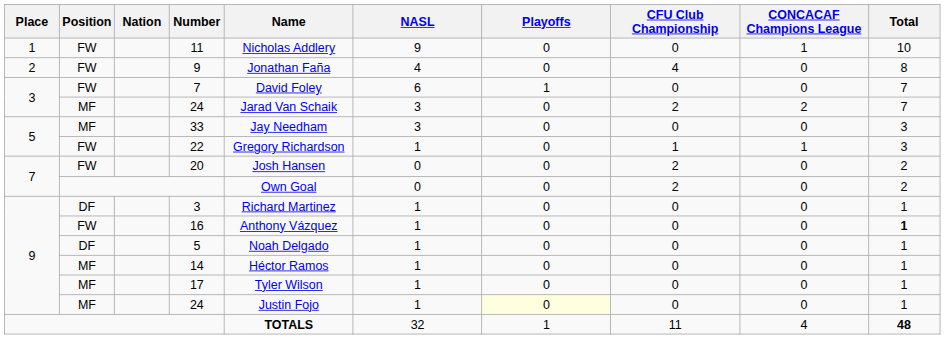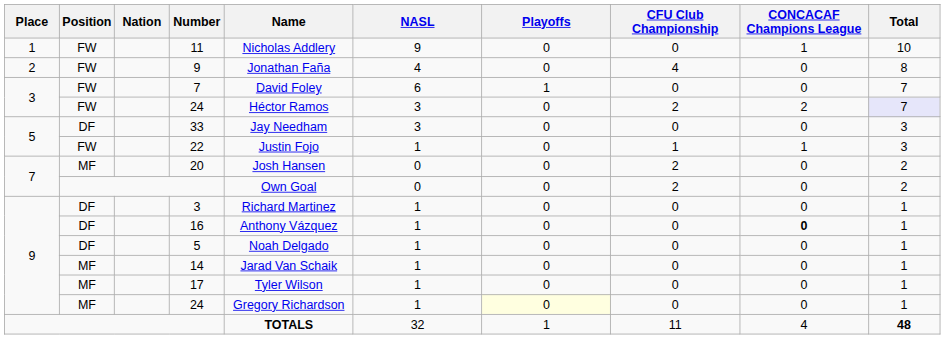(87, 107) MF -> (87, 107) FW
(289, 107) Jarad Van Schaik -> (289, 107) Héctor Ramos
(904, 107) no background -> (904, 107) lavender background
(87, 127) MF -> (87, 127) DF
(289, 147) Gregory Richardson -> (289, 147) Justin Fojo
(87, 167) FW -> (87, 167) MF
(87, 226) FW -> (87, 226) DF
(804, 226) normal -> (804, 226) bold
(904, 226) bold -> (904, 226) normal
(289, 265) Héctor Ramos -> (289, 265) Jarad Van Schaik
(289, 305) Justin Fojo -> (289, 305) Gregory Richardson
